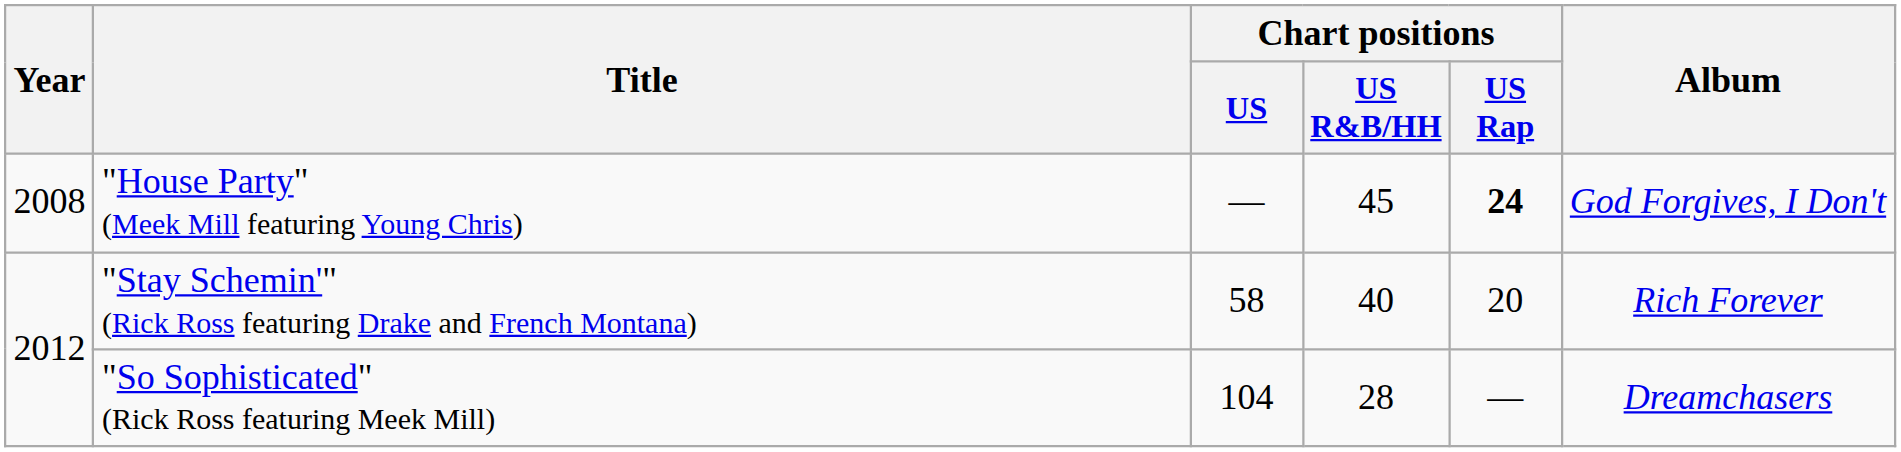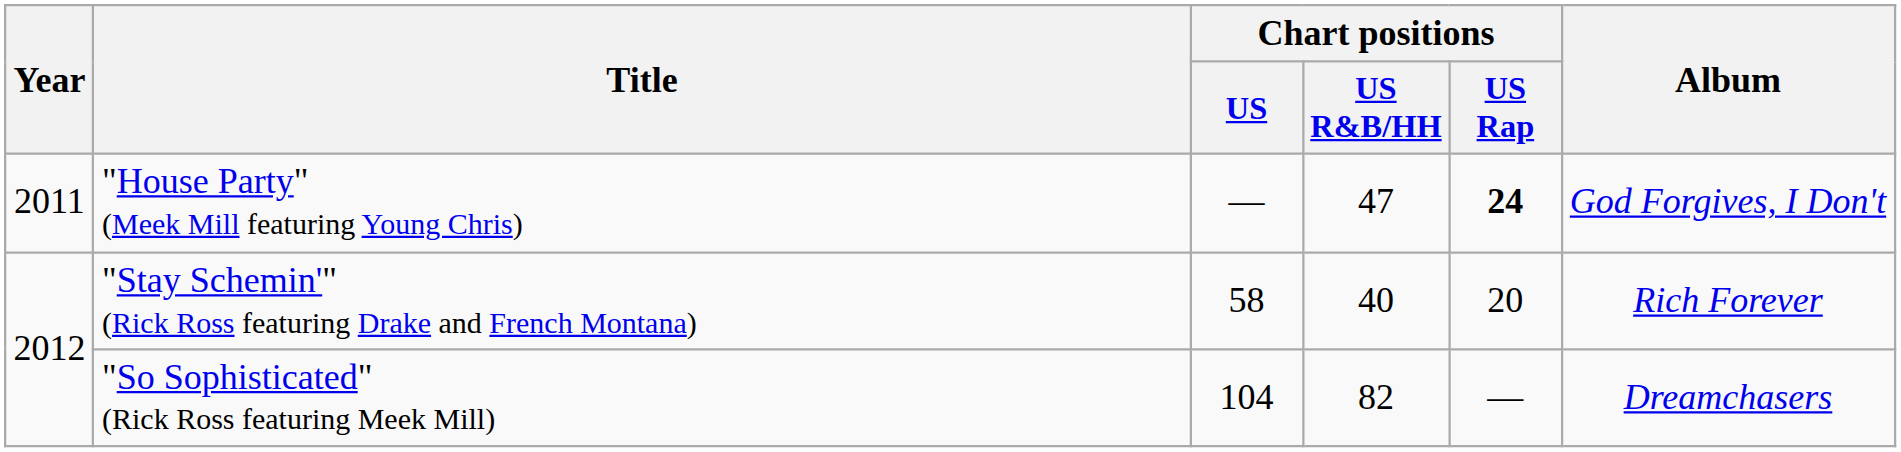(49, 202) 2008 -> (49, 202) 2011
(1376, 202) 45 -> (1376, 202) 47
(1376, 397) 28 -> (1376, 397) 82
